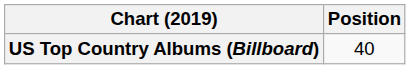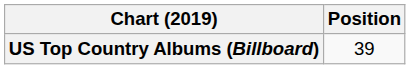(364, 48) 40 -> (364, 48) 39
